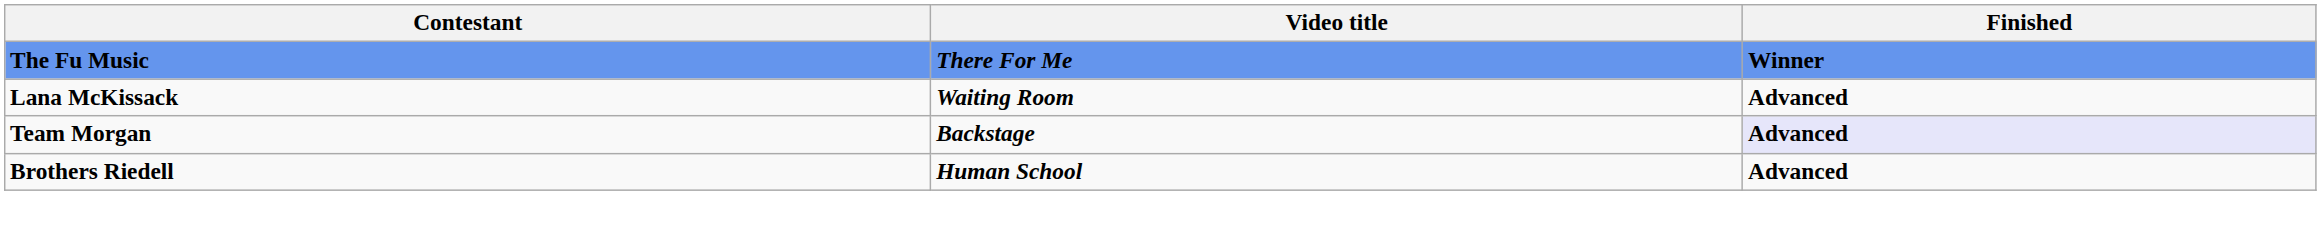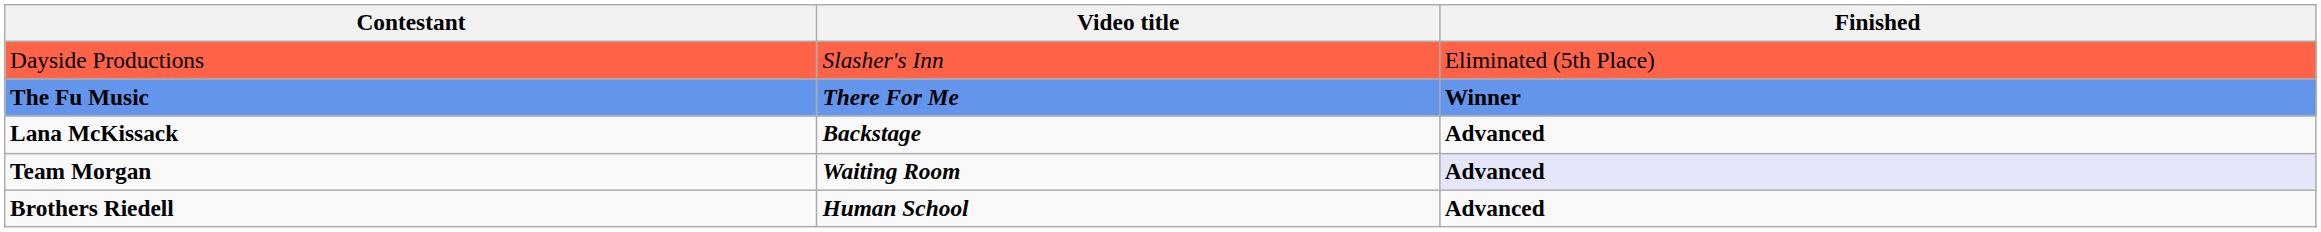+ row: (107, 60)
(1005, 97) Waiting Room -> (872, 134) Backstage
(985, 134) Backstage -> (891, 171) Waiting Room
